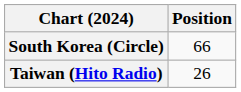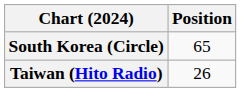(202, 45) 66 -> (202, 45) 65
